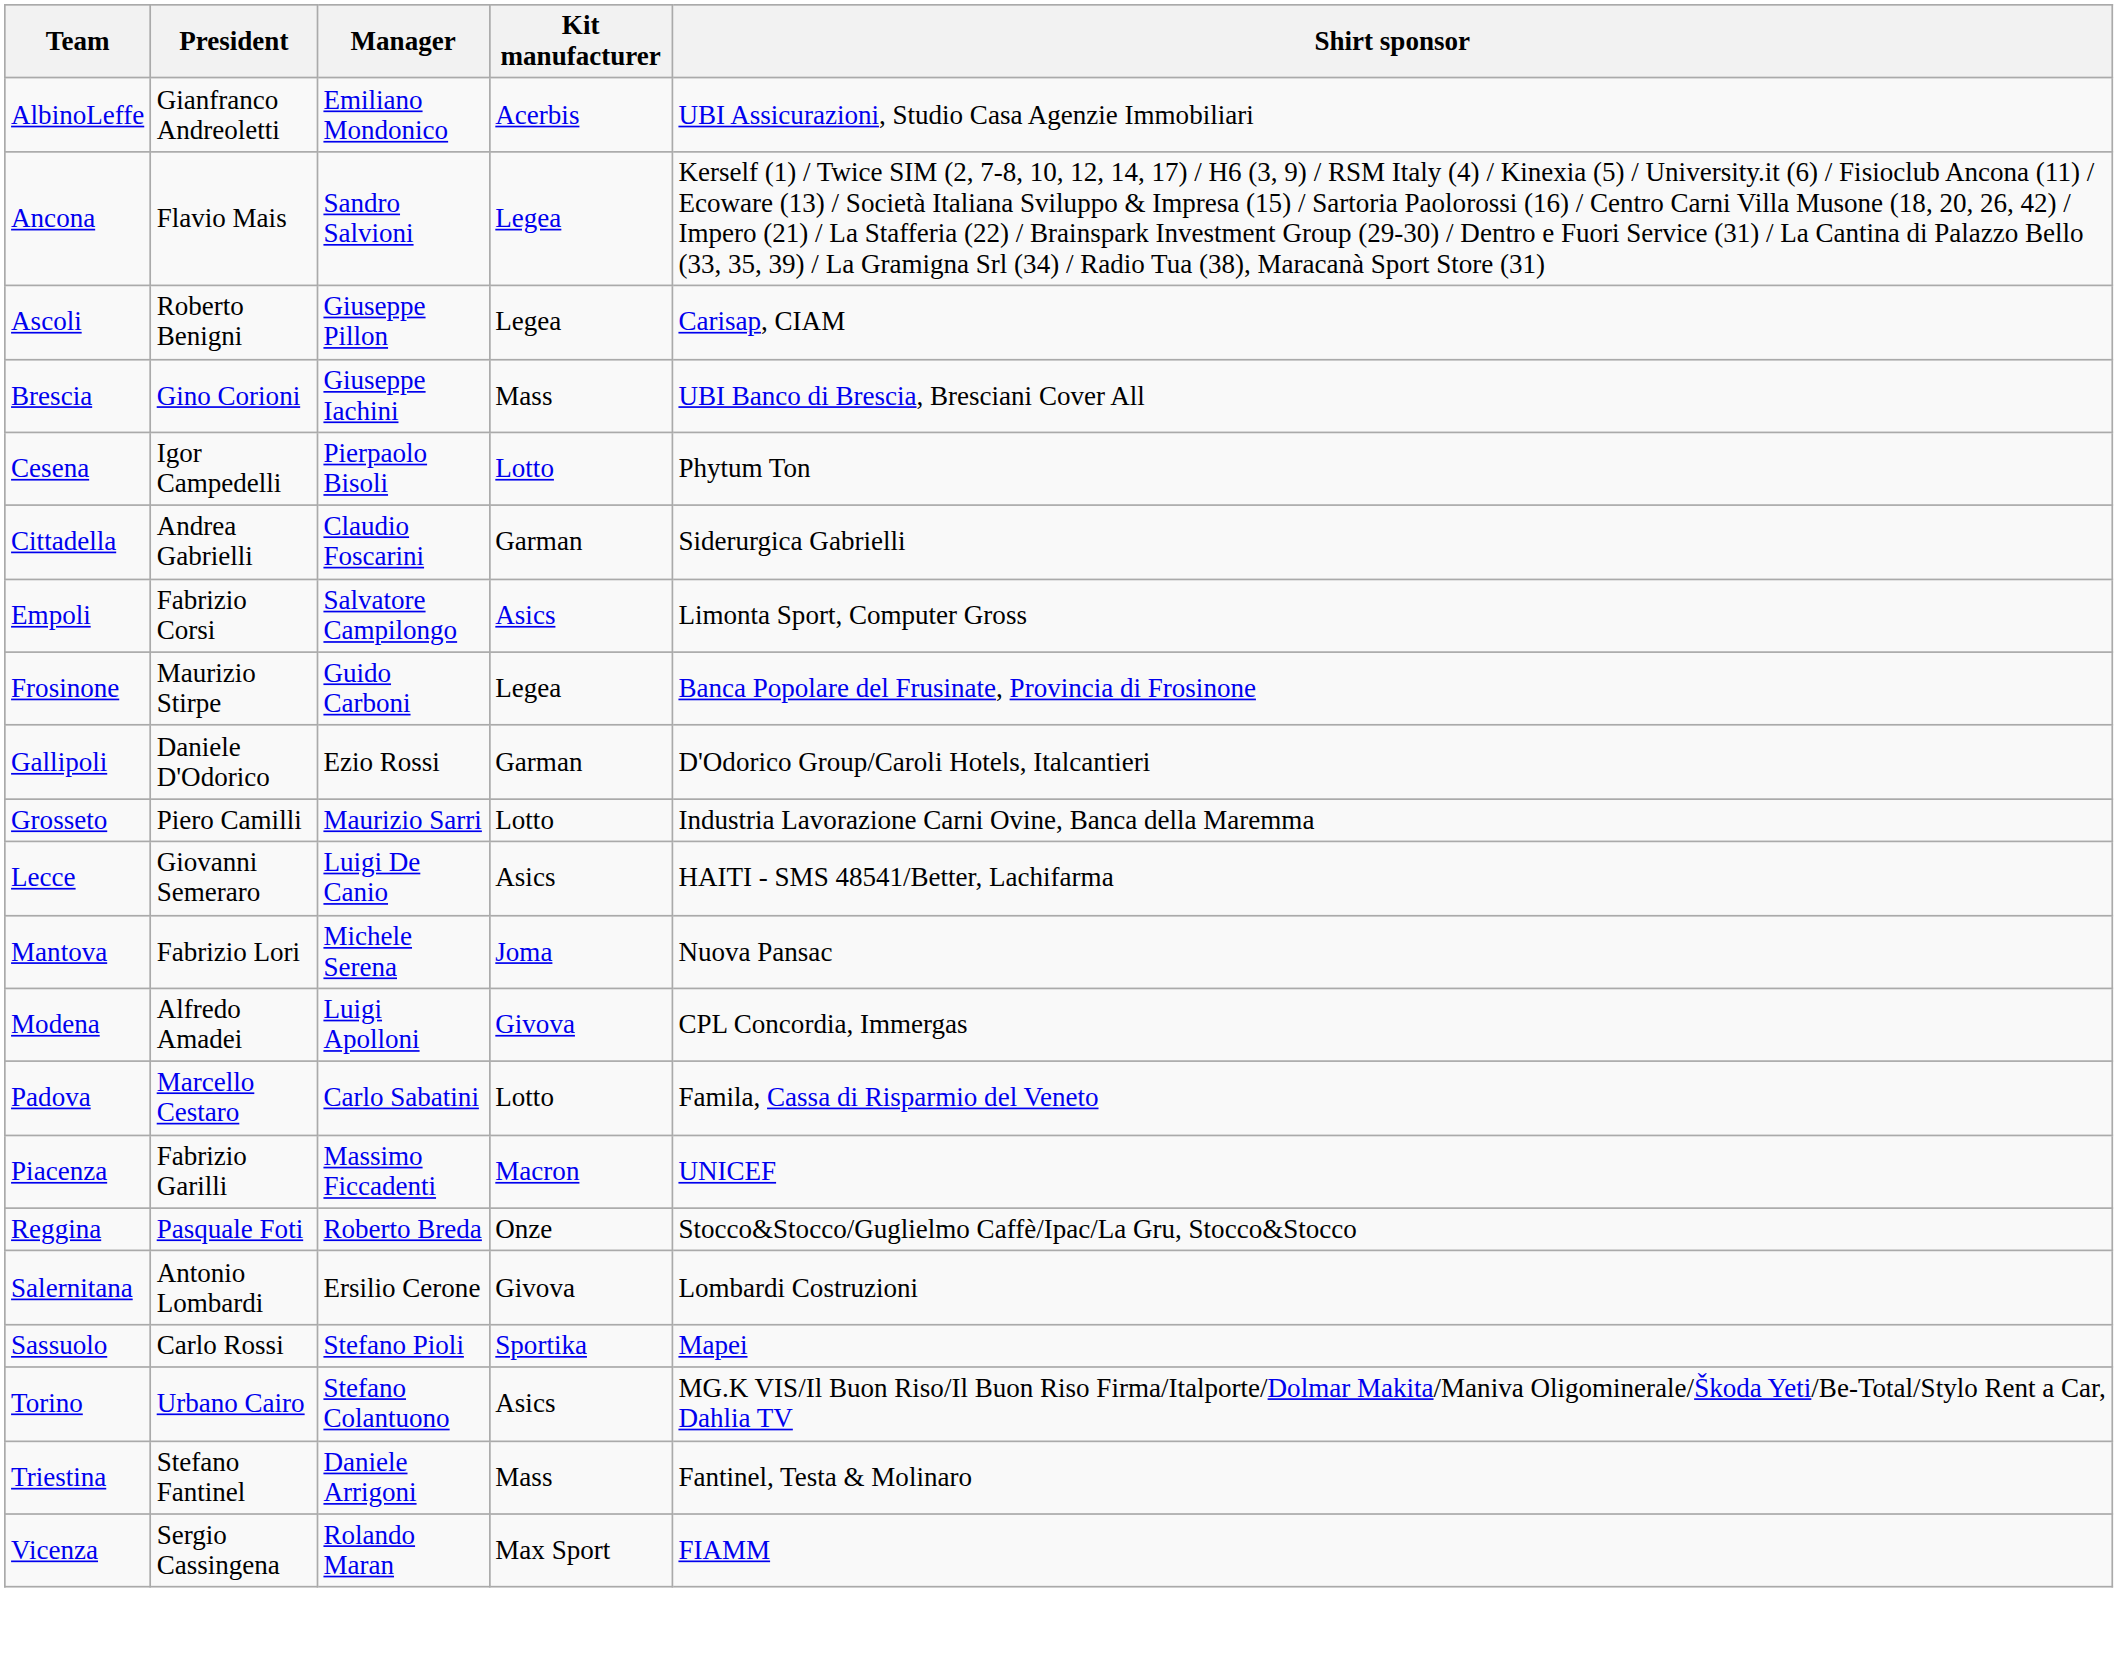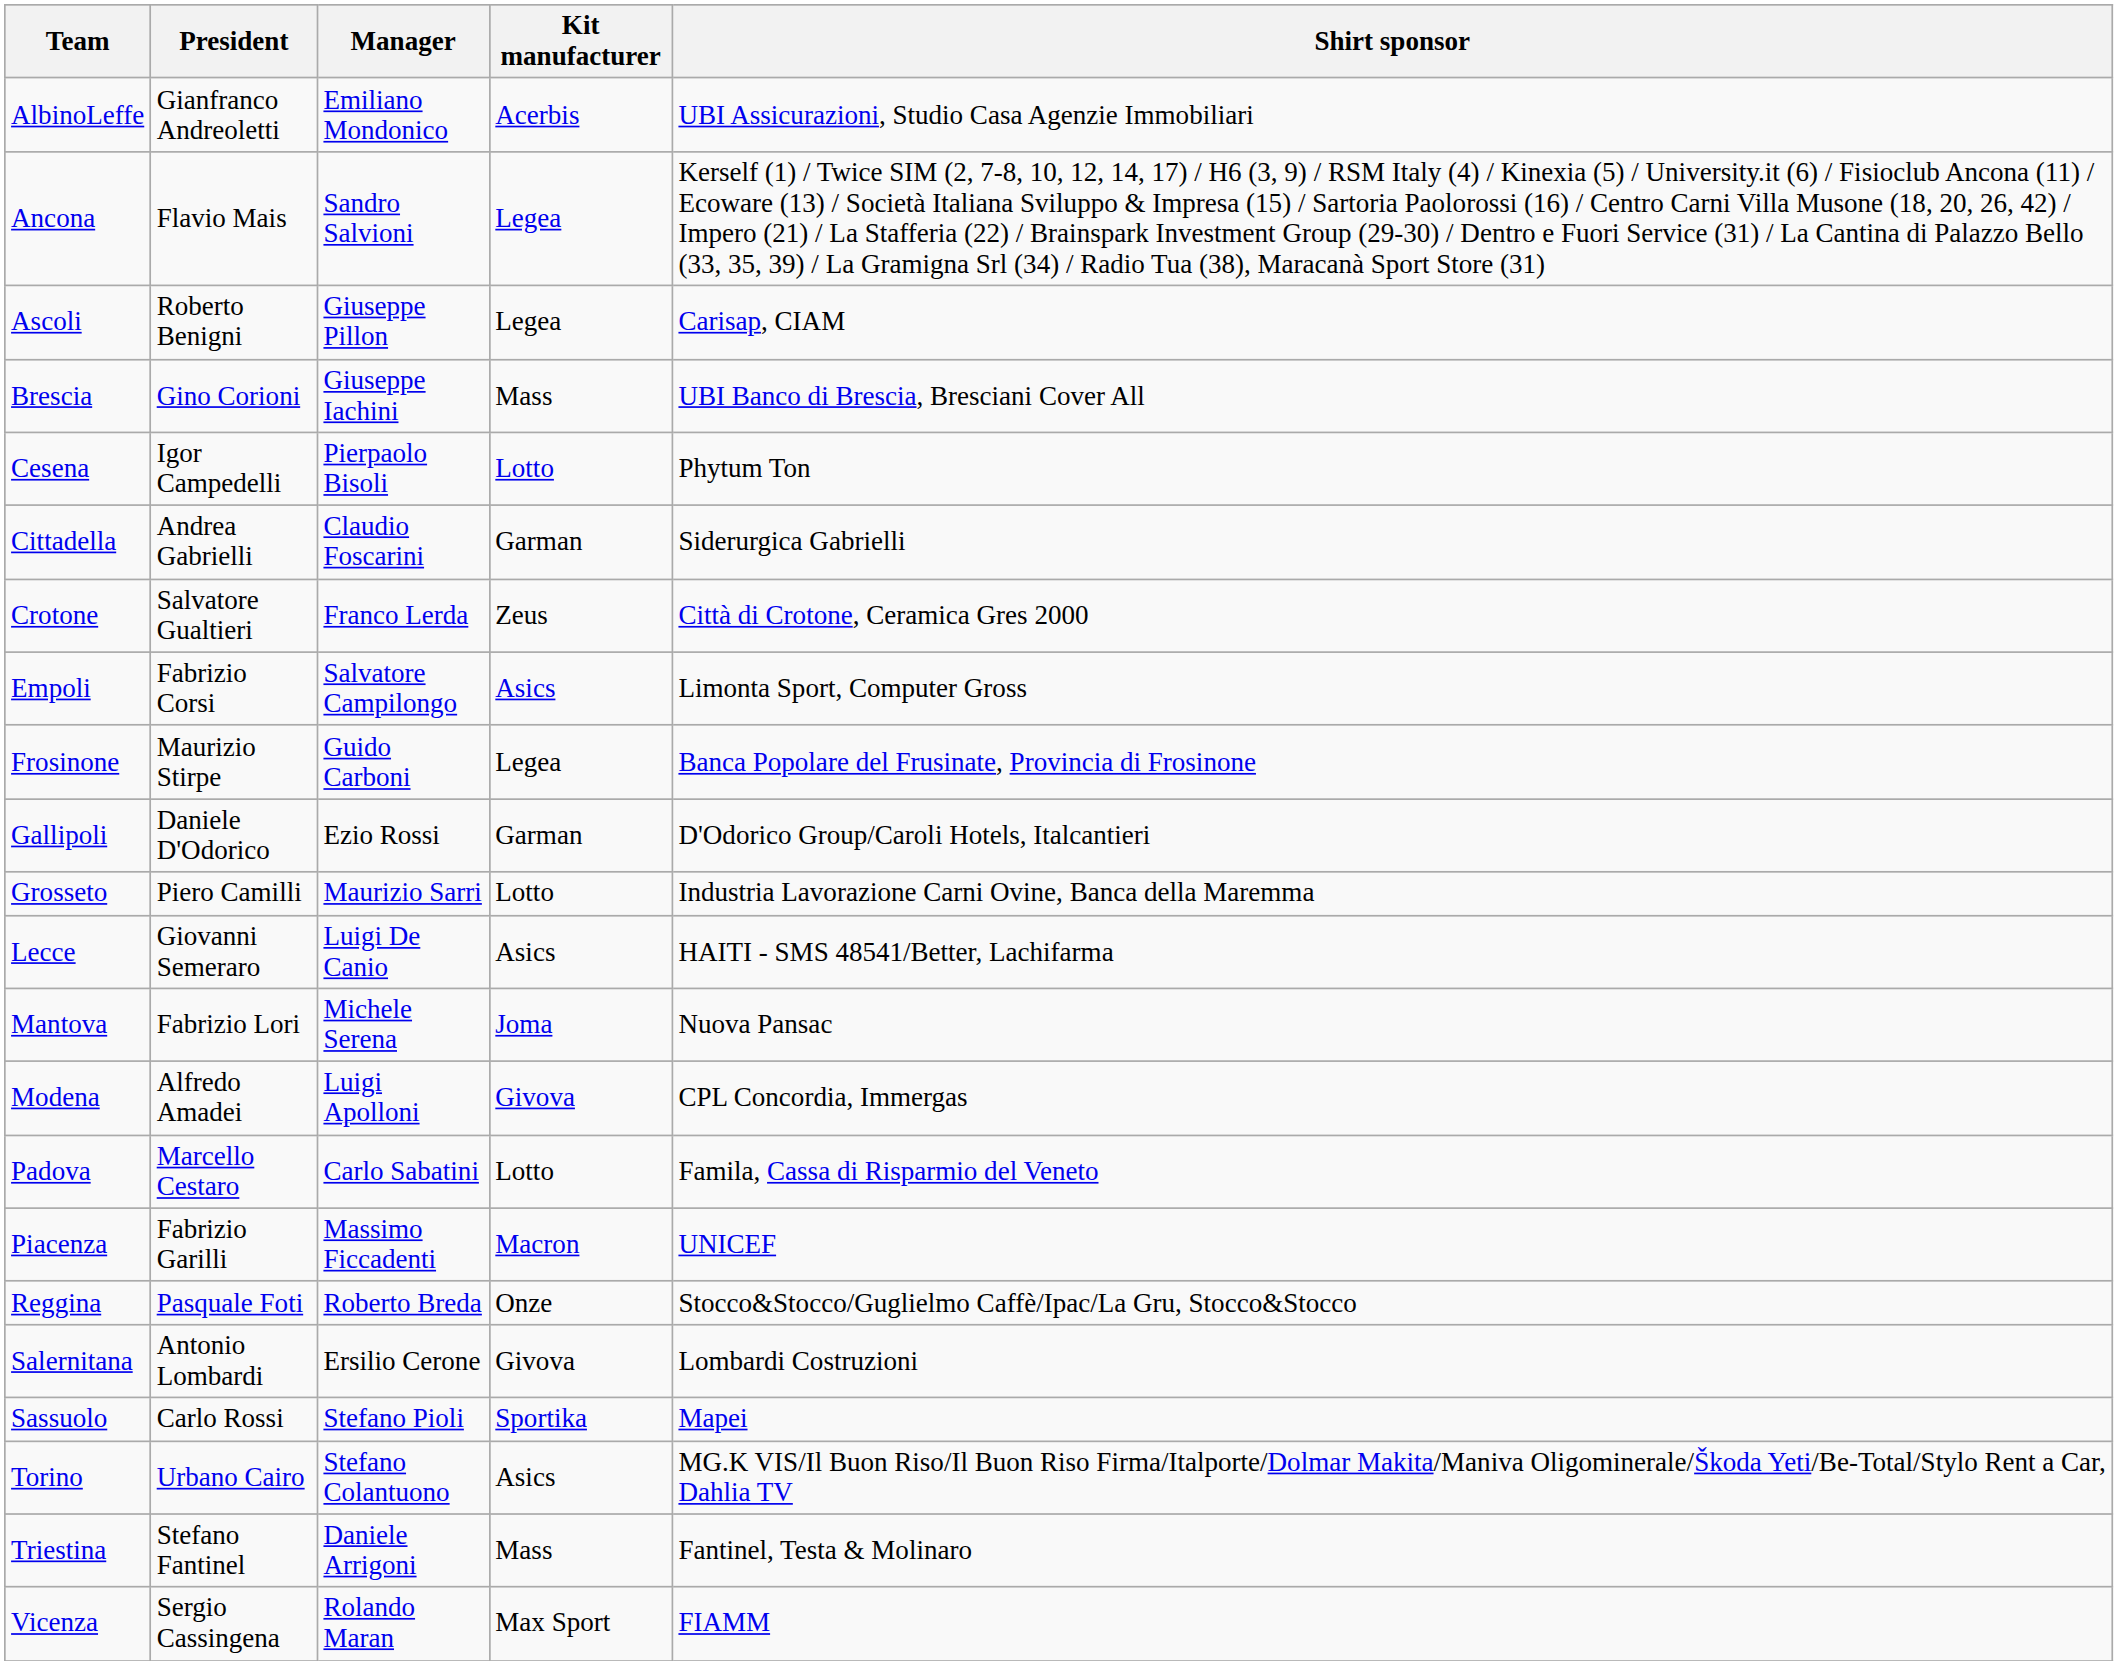+ row: (55, 615)
